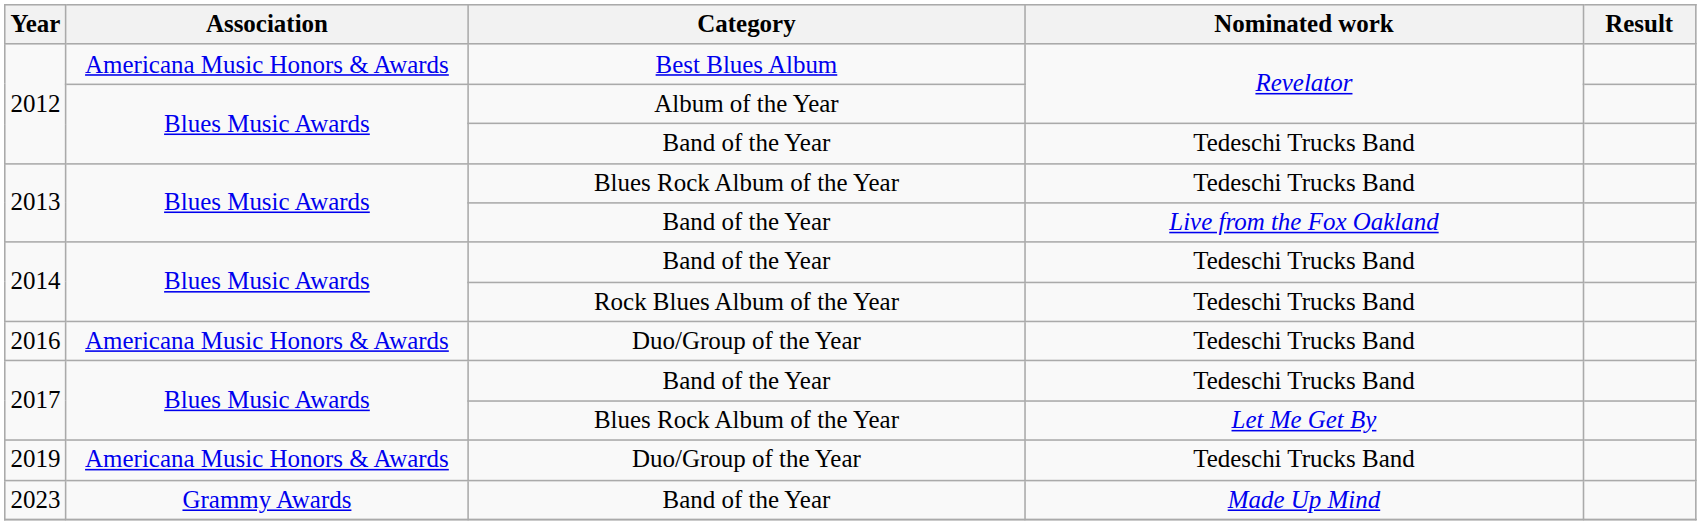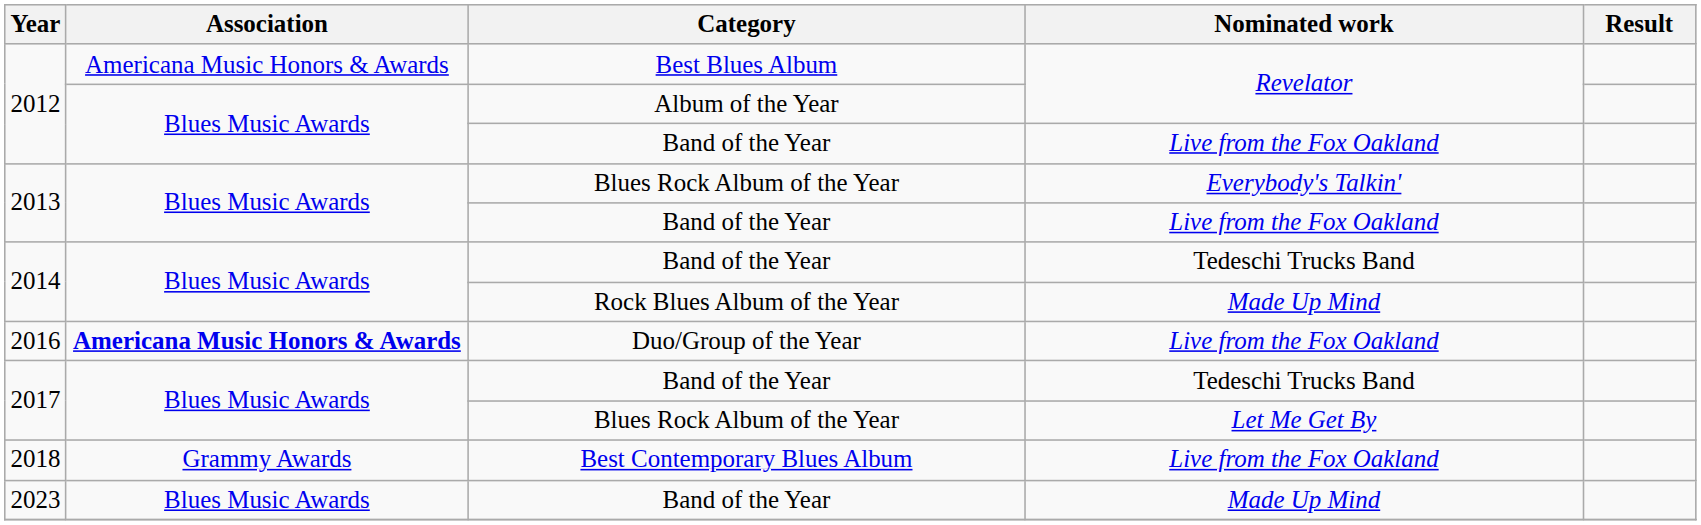(1304, 143) Tedeschi Trucks Band -> (1304, 143) Live from the Fox Oakland
(1304, 182) Tedeschi Trucks Band -> (1304, 182) Everybody's Talkin'
(1304, 301) Tedeschi Trucks Band -> (1304, 301) Made Up Mind
(267, 340) normal -> (267, 340) bold
(1304, 340) Tedeschi Trucks Band -> (1304, 340) Live from the Fox Oakland
+ row: (35, 459)
- row: (35, 459)
(267, 499) Grammy Awards -> (267, 499) Blues Music Awards
